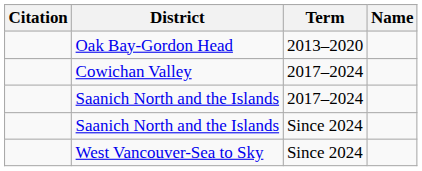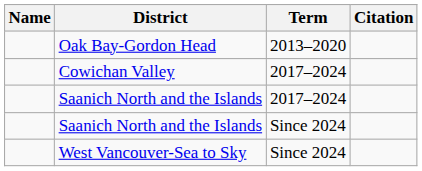columns swapped: (392, 17) <-> (38, 17)
